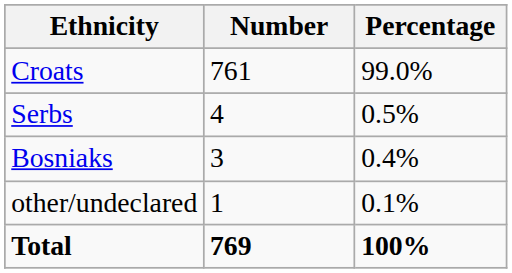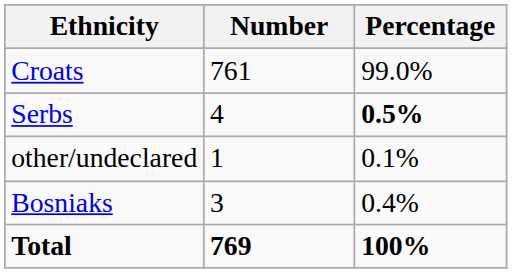(390, 114) normal -> (392, 114) bold
rows swapped: (62, 158) <-> (104, 202)
